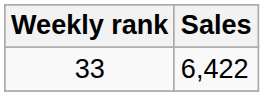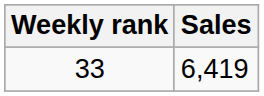(215, 68) 6,422 -> (215, 68) 6,419
